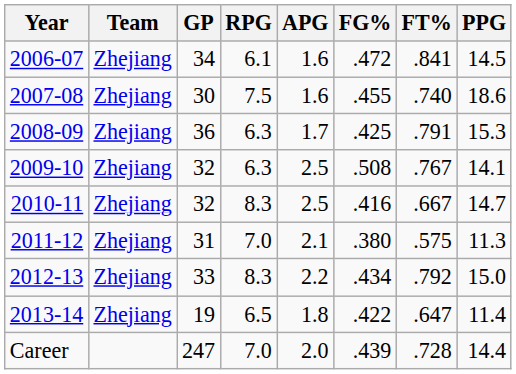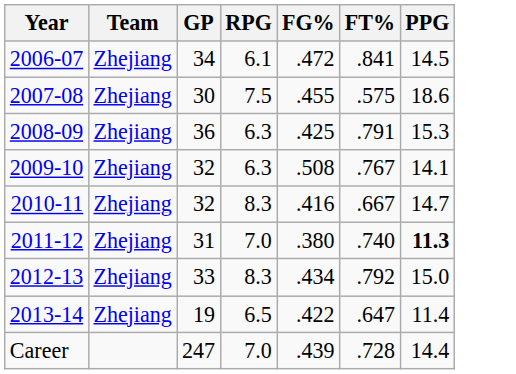- column: (305, 22)
(433, 95) .740 -> (376, 95) .575
(433, 240) .575 -> (376, 240) .740
(487, 240) normal -> (431, 240) bold
